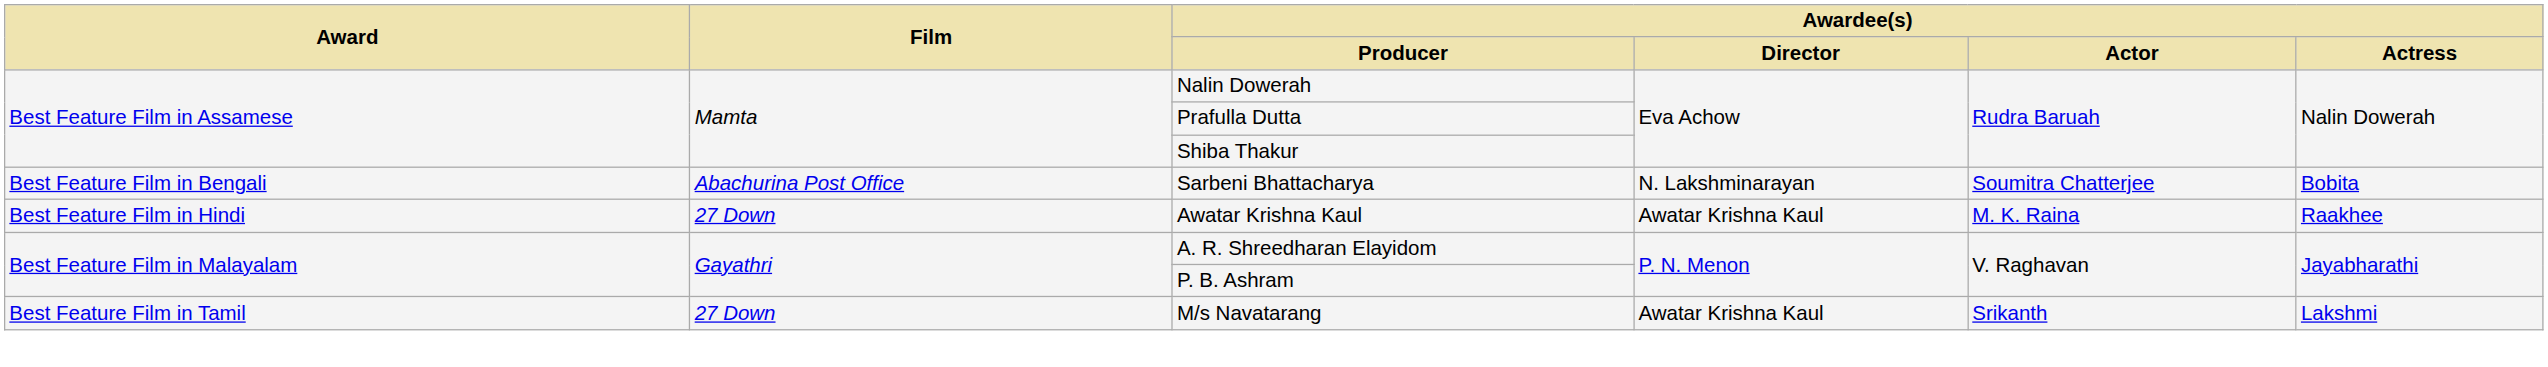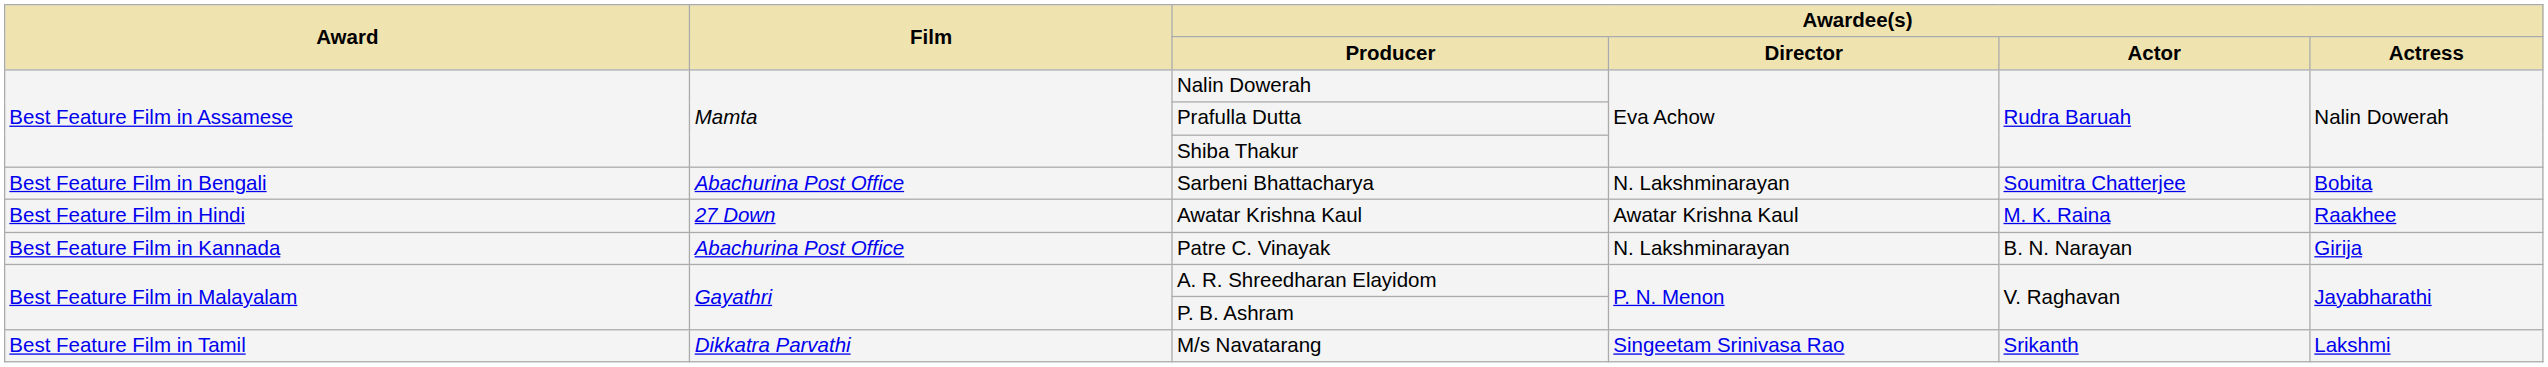+ row: (1254, 248)
(735, 313) 27 Down -> (773, 345) Dikkatra Parvathi
(1731, 313) Awatar Krishna Kaul -> (1729, 345) Singeetam Srinivasa Rao
